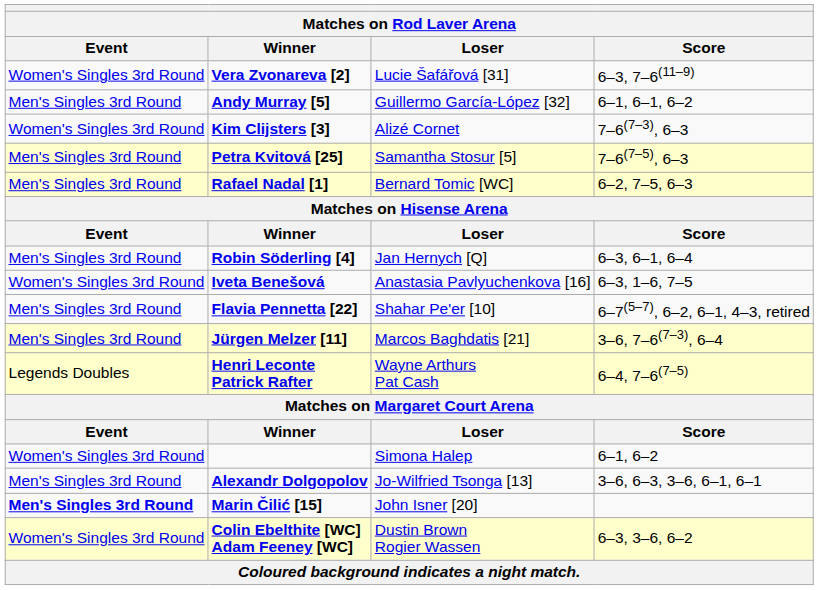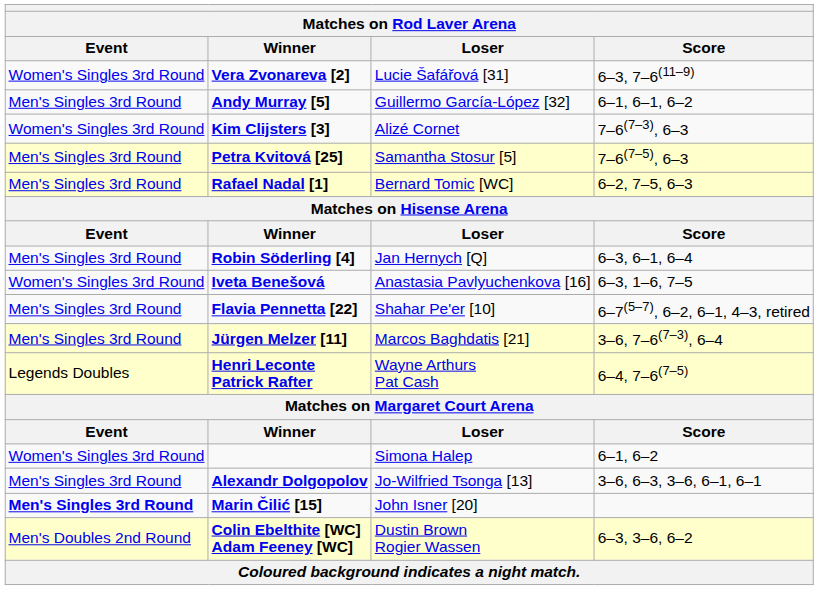(106, 538) Women's Singles 3rd Round -> (100, 538) Men's Doubles 2nd Round
